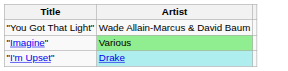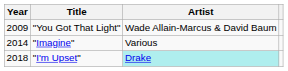+ column: (17, 12)
(115, 43) lightgreen background -> (141, 43) no background
